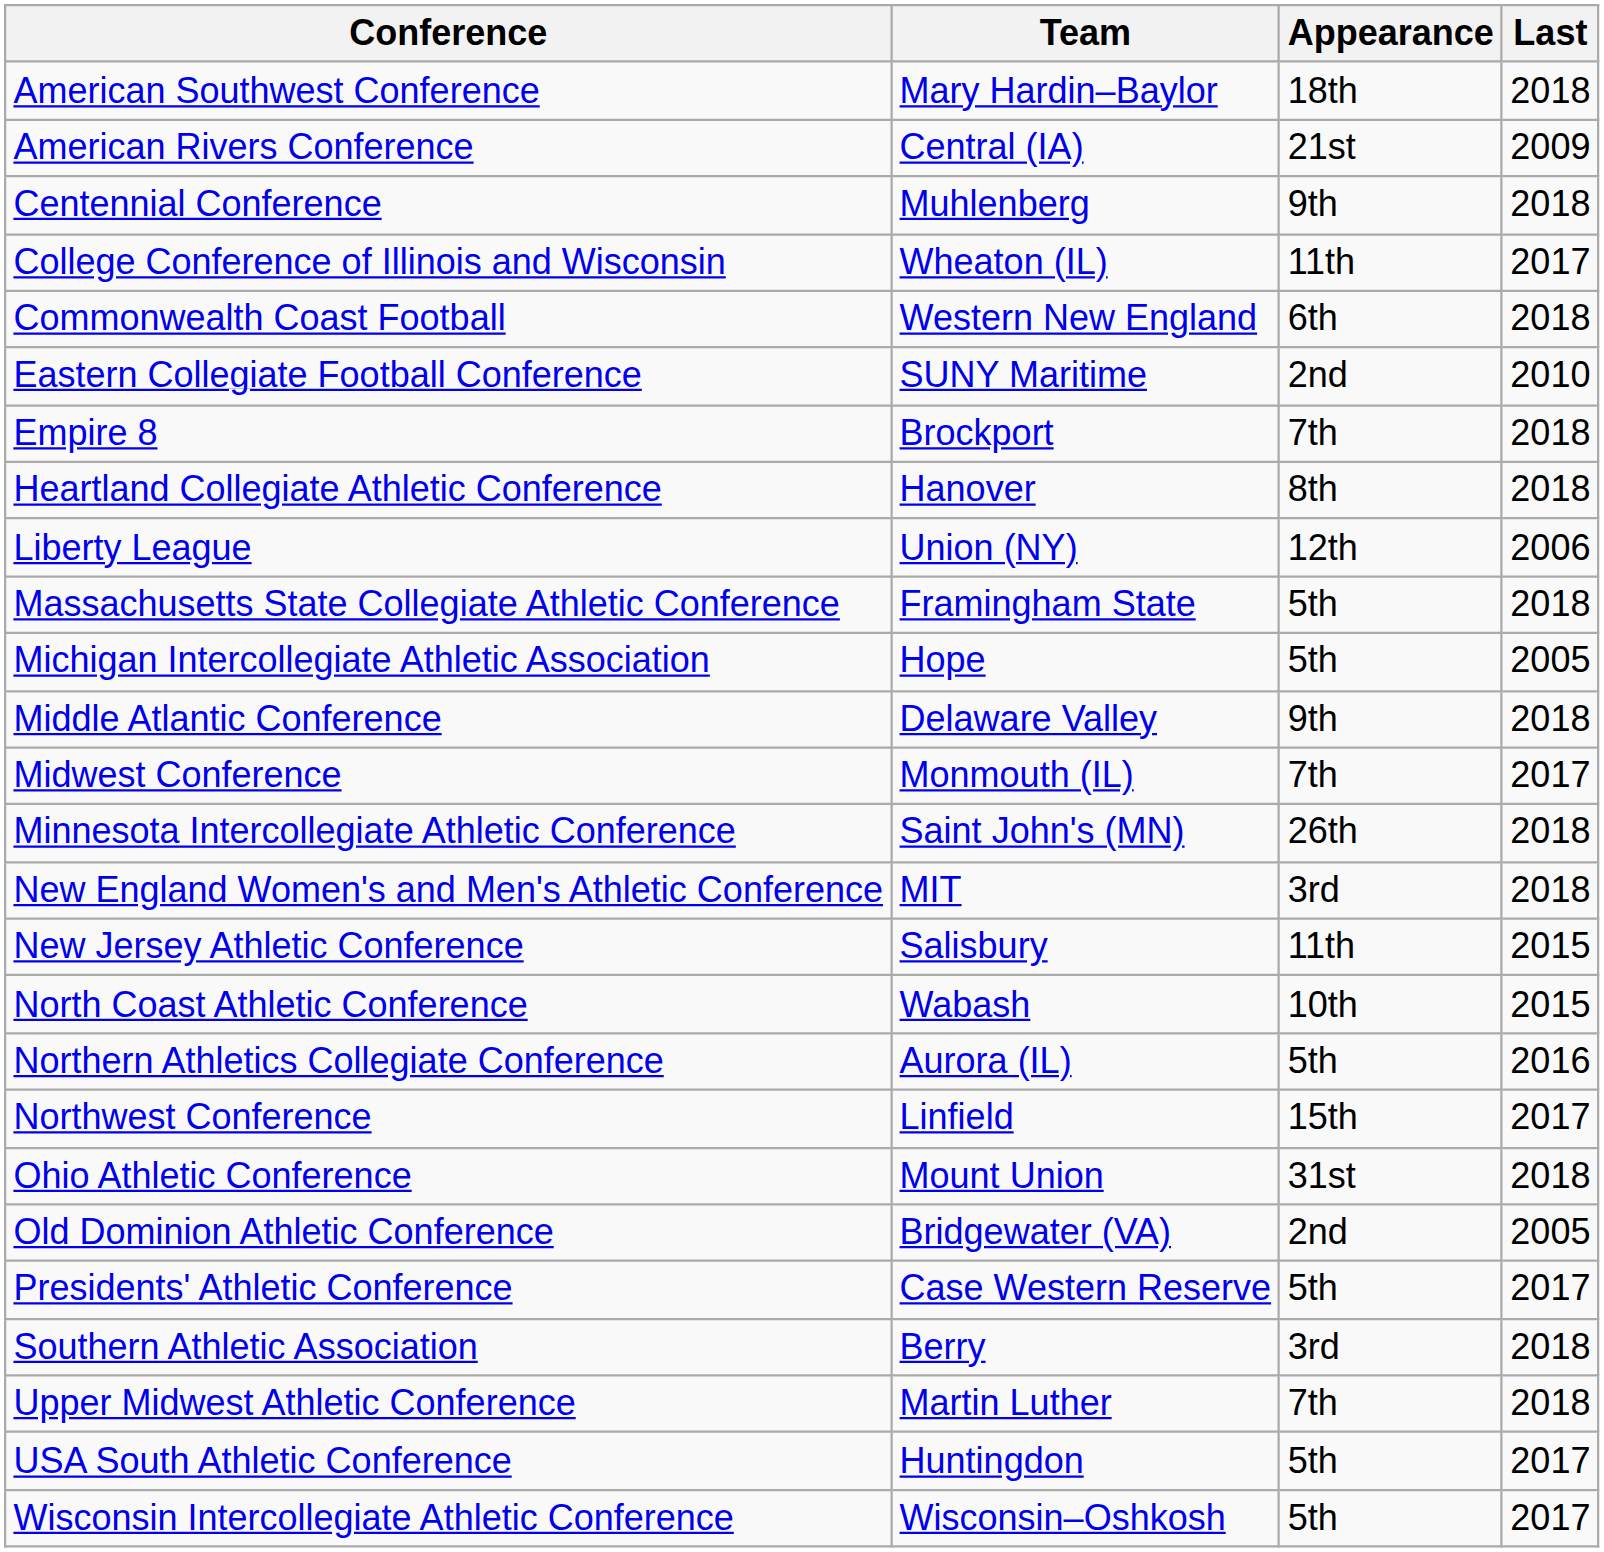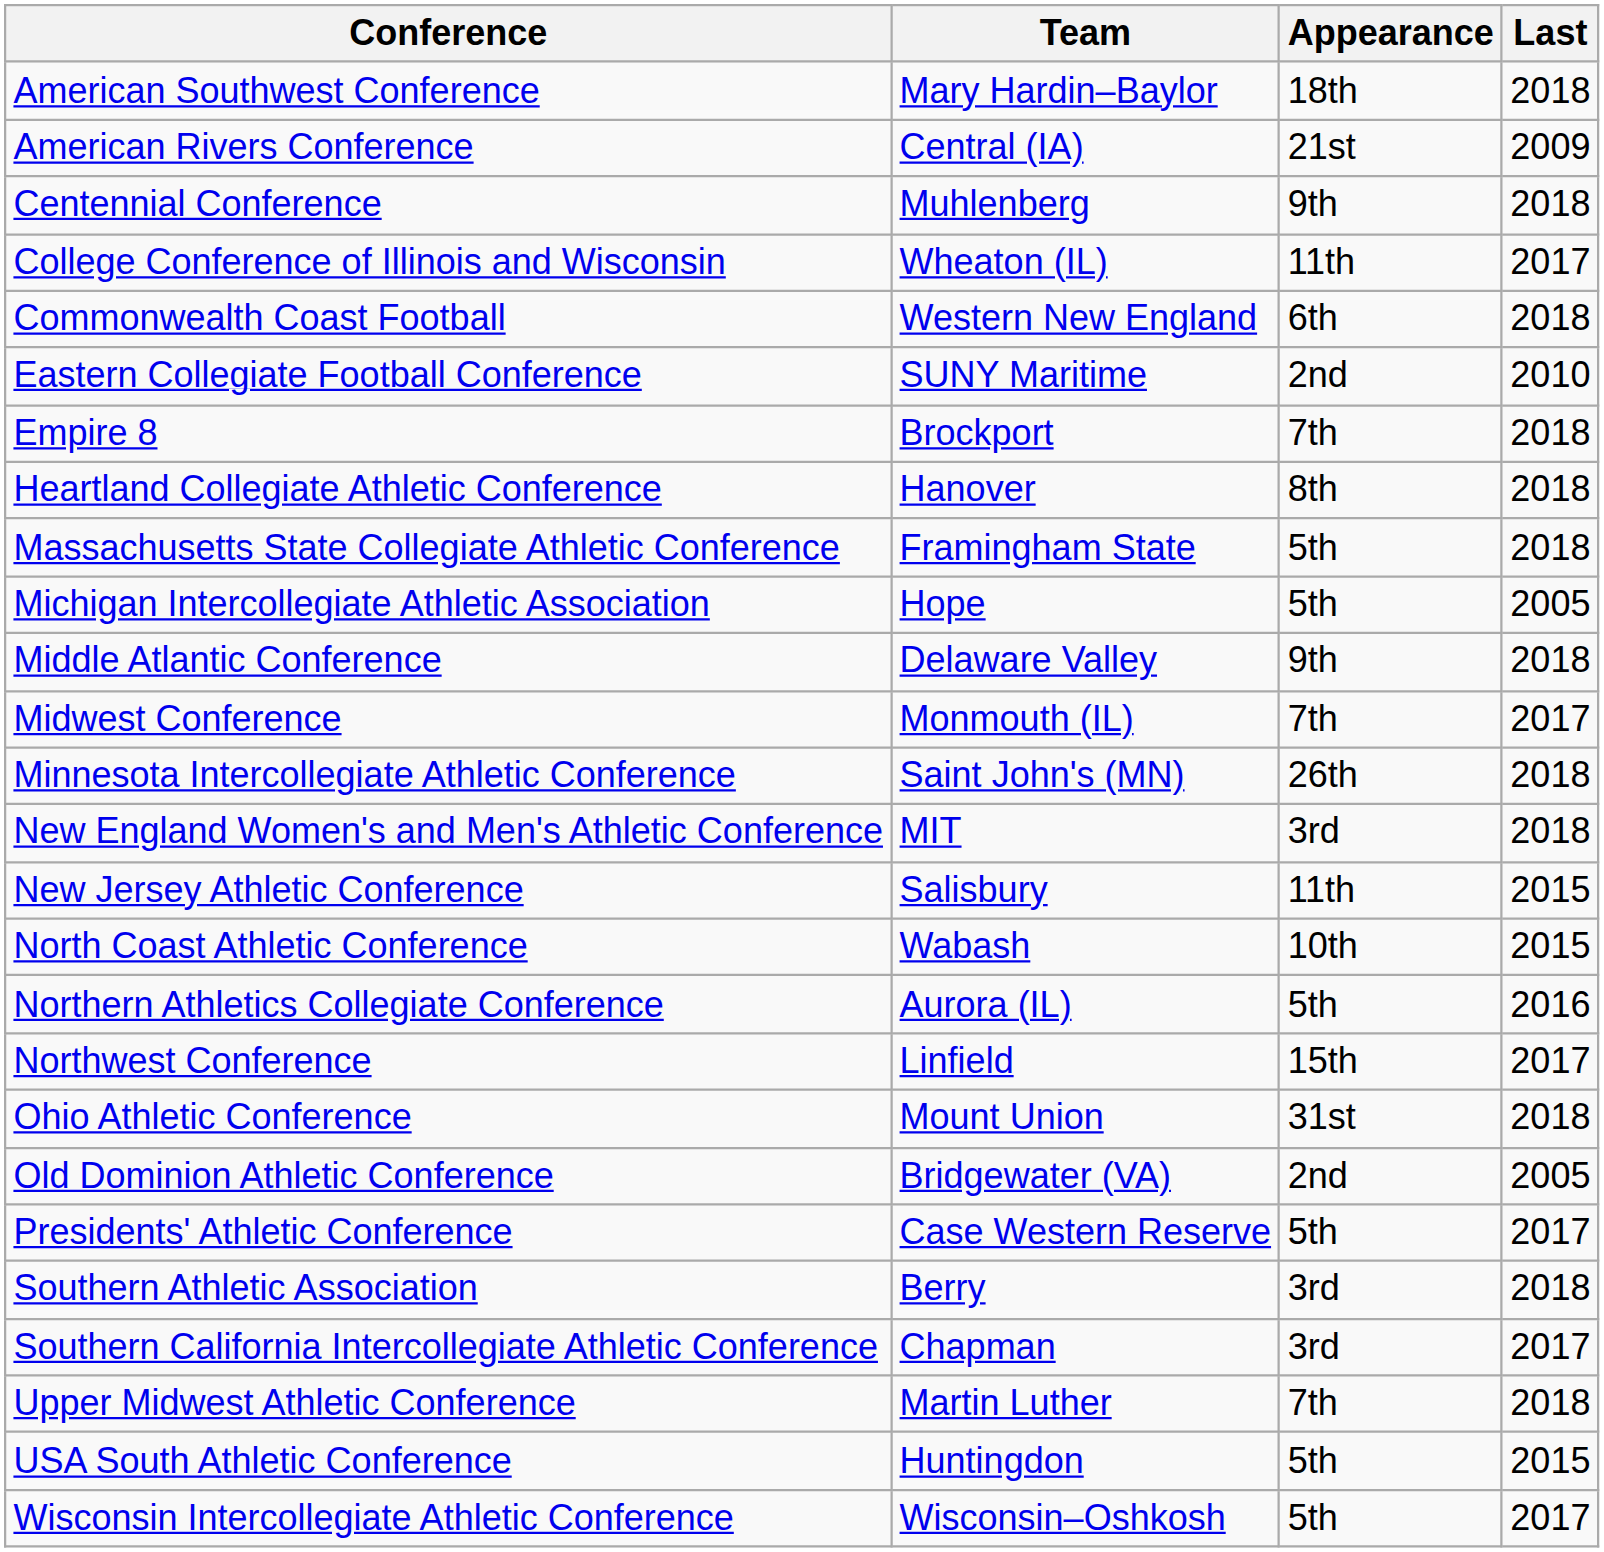- row: (133, 546)
+ row: (446, 1346)
(1550, 1460) 2017 -> (1550, 1460) 2015
